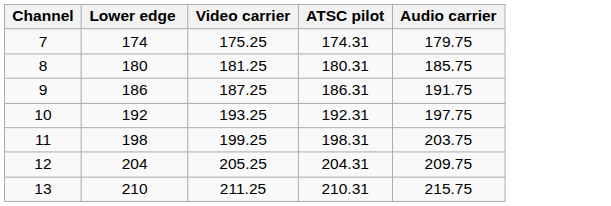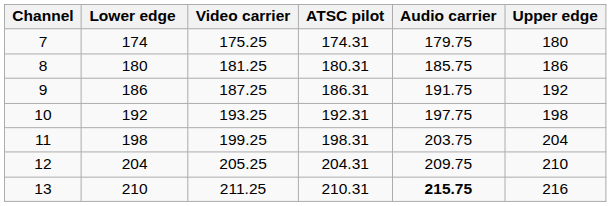+ column: (555, 16)
(448, 189) normal -> (448, 189) bold
